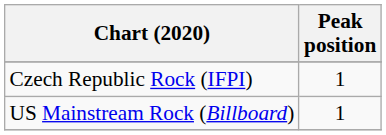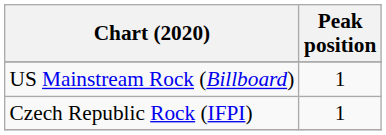rows swapped: (131, 79) <-> (152, 112)
